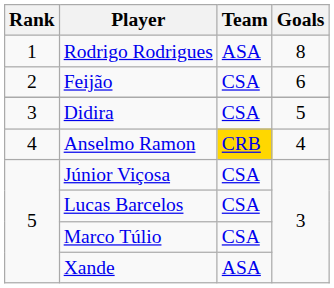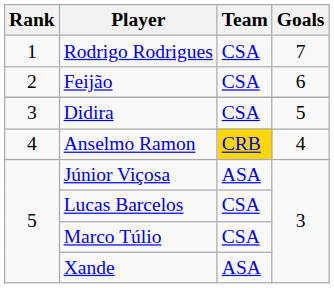(241, 50) ASA -> (241, 50) CSA
(301, 50) 8 -> (301, 50) 7
(241, 174) CSA -> (241, 174) ASA
